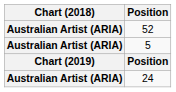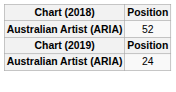- row: (148, 45)
